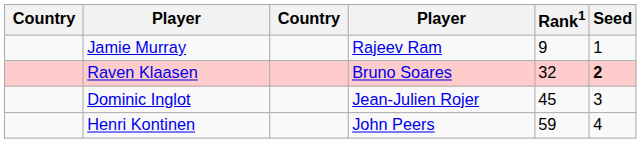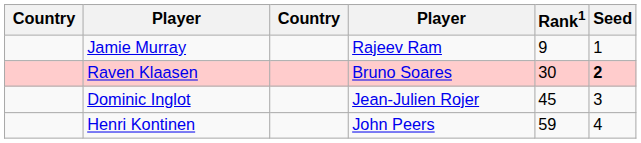(547, 73) 32 -> (547, 73) 30
